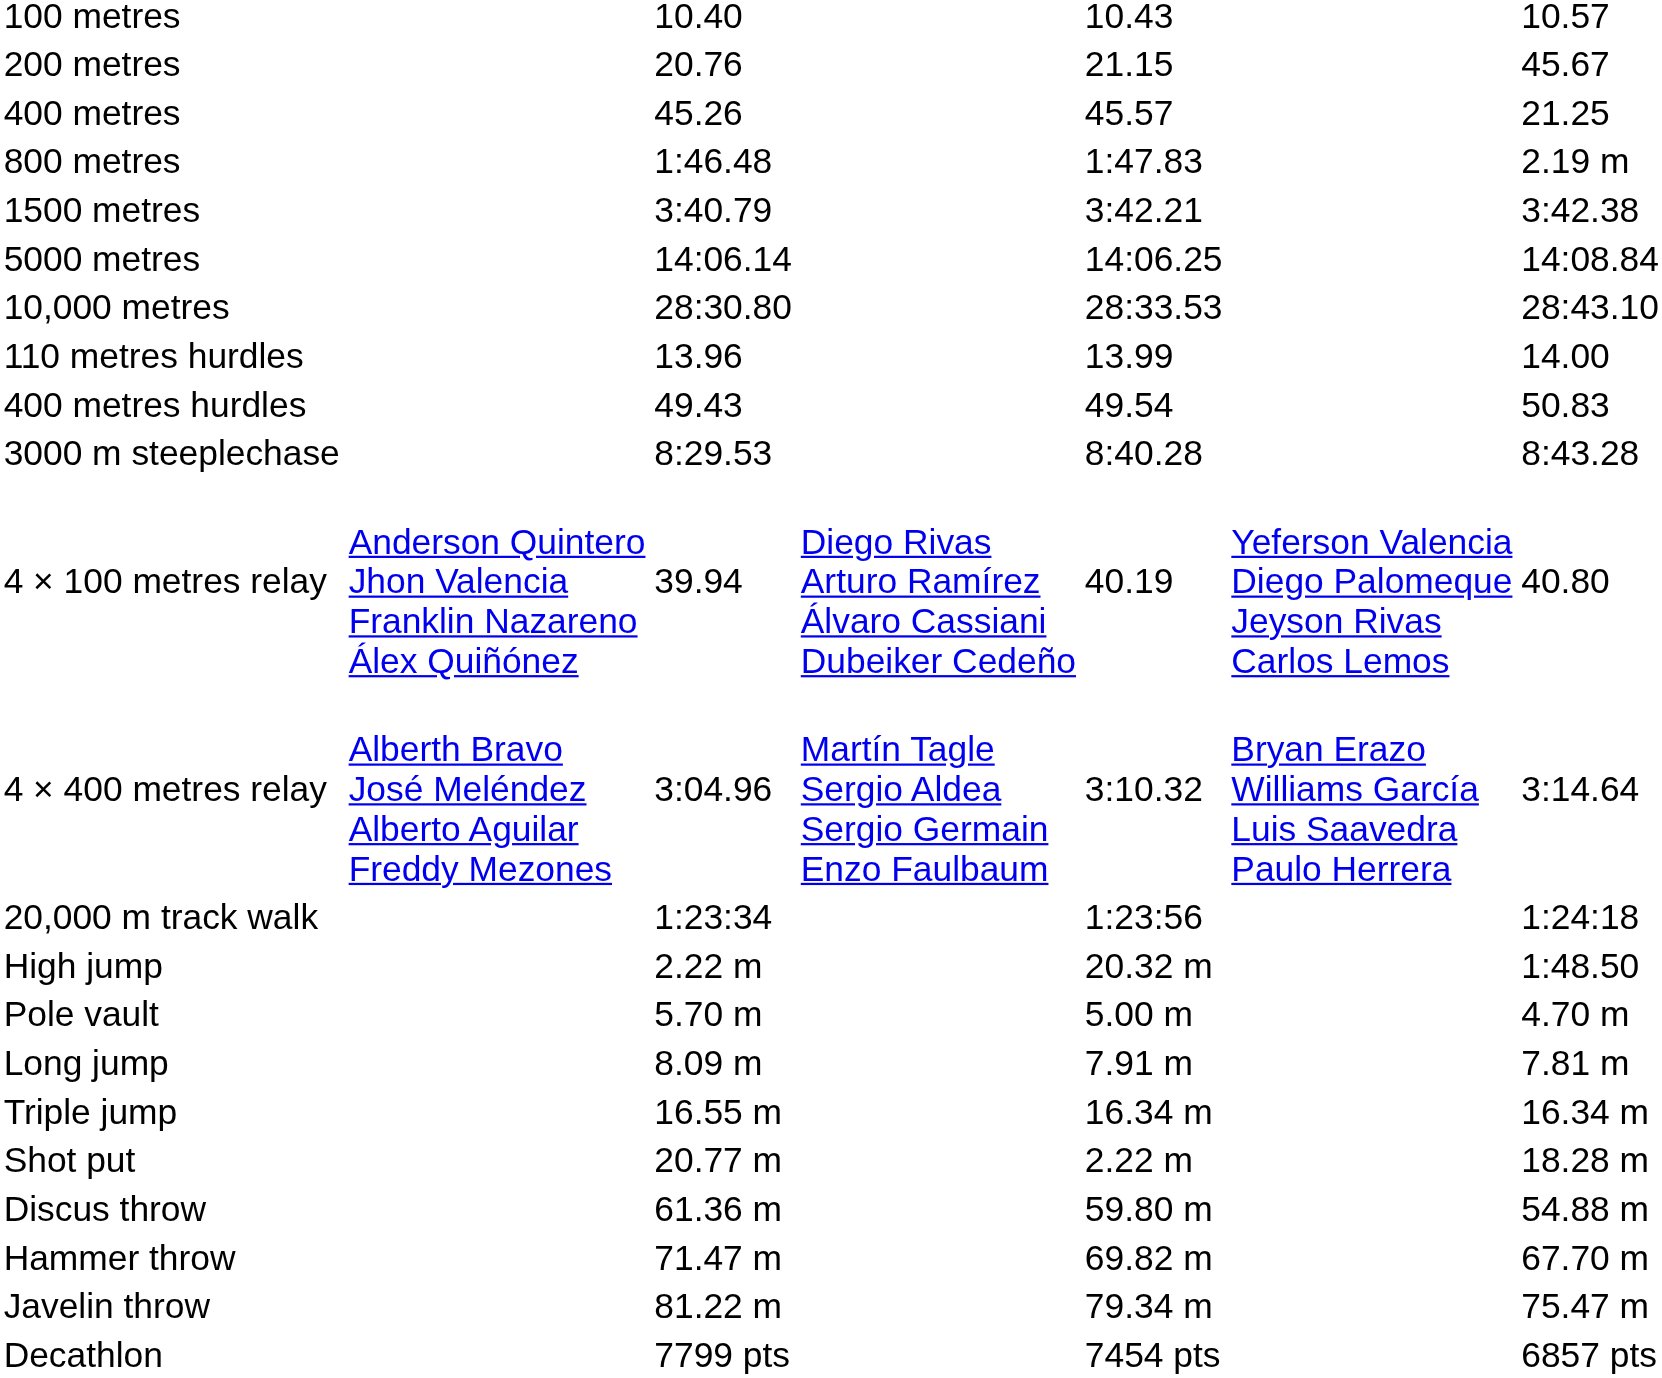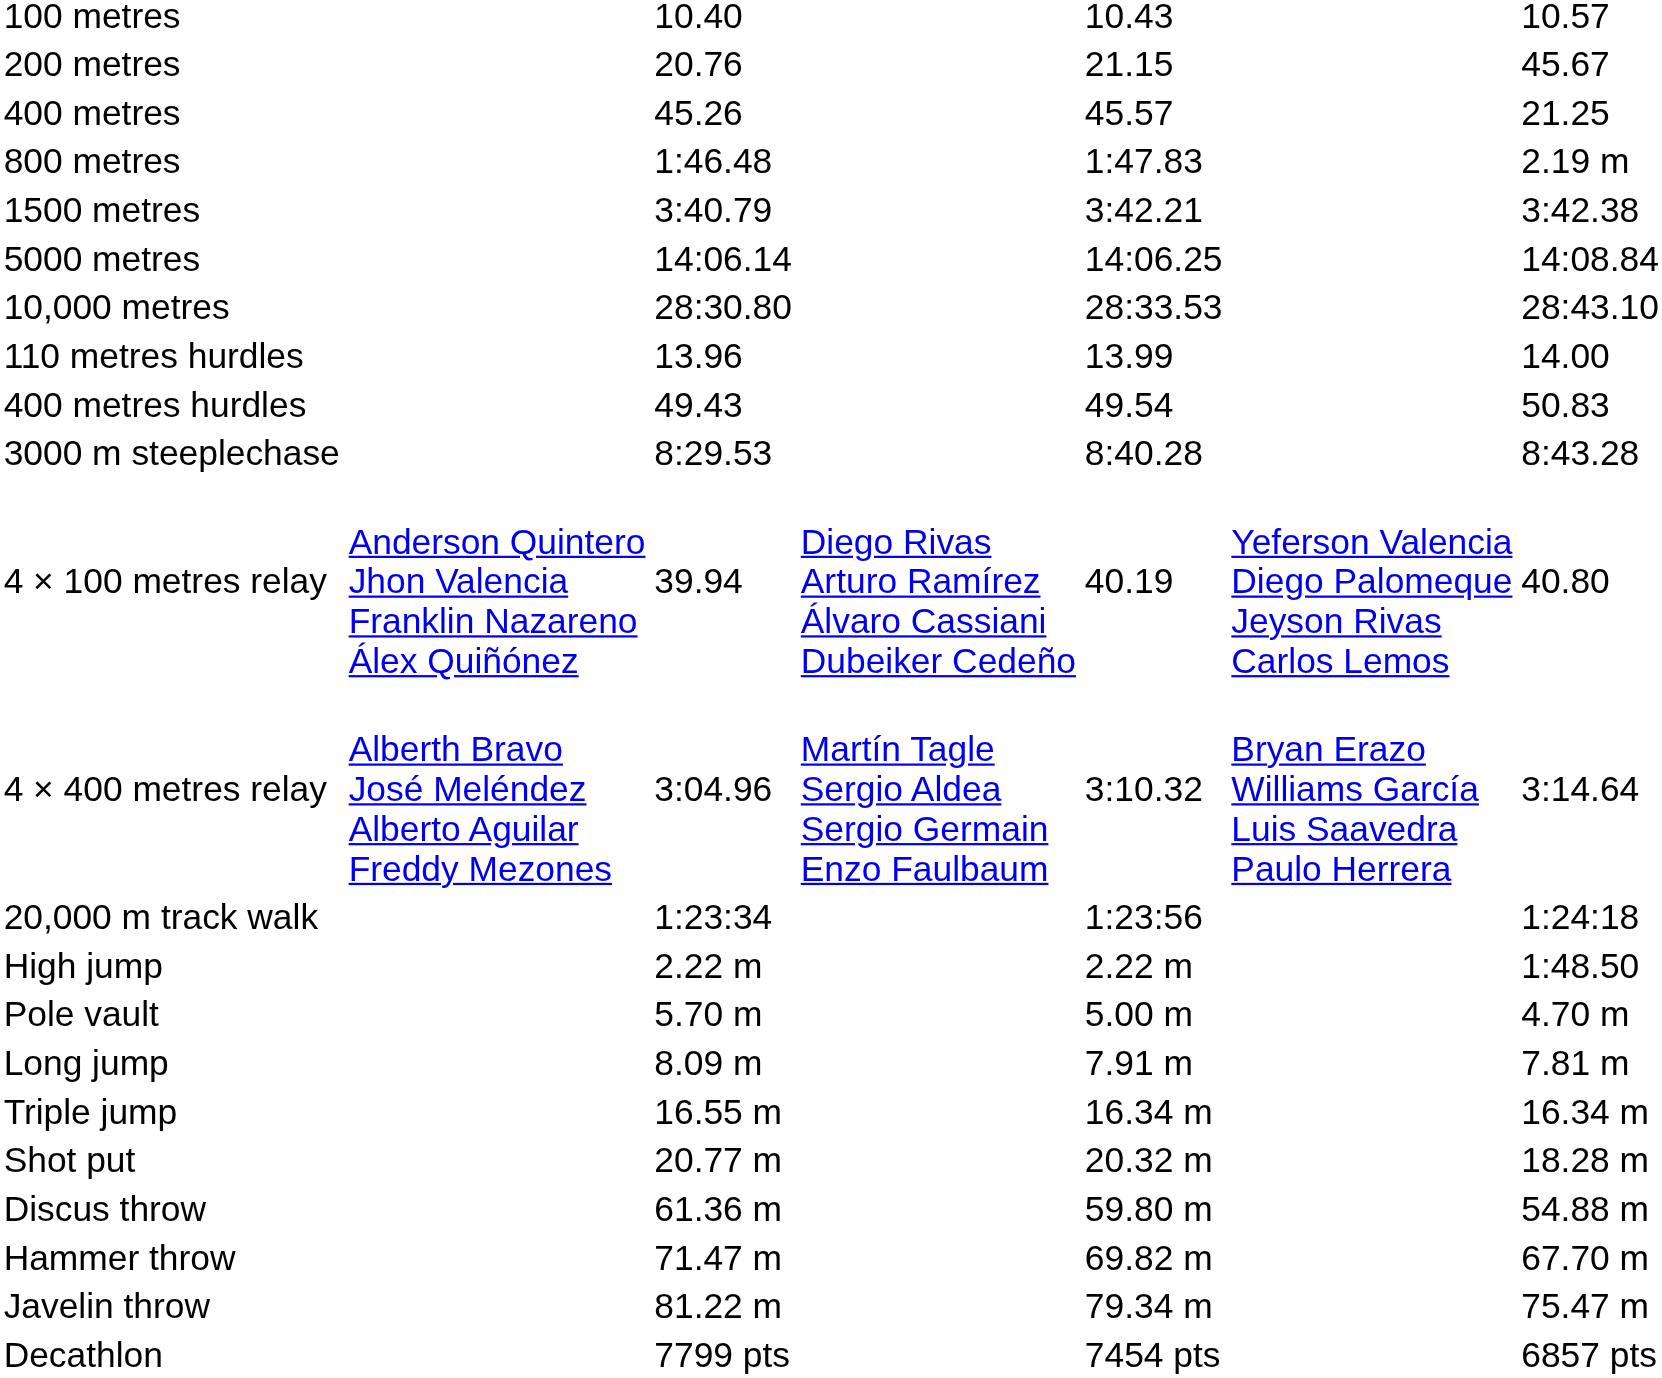(1149, 966) 20.32 m -> (1139, 966) 2.22 m
(1139, 1160) 2.22 m -> (1149, 1160) 20.32 m
